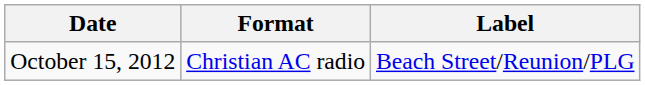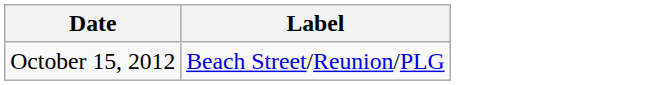- column: (276, 23)
